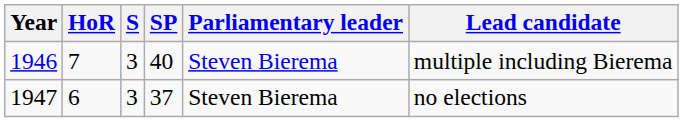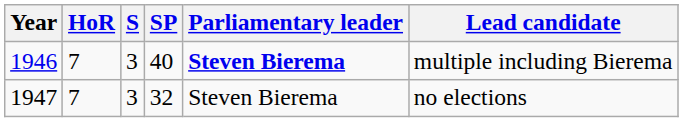(263, 60) normal -> (267, 60) bold
(74, 97) 6 -> (74, 97) 7
(162, 97) 37 -> (162, 97) 32
